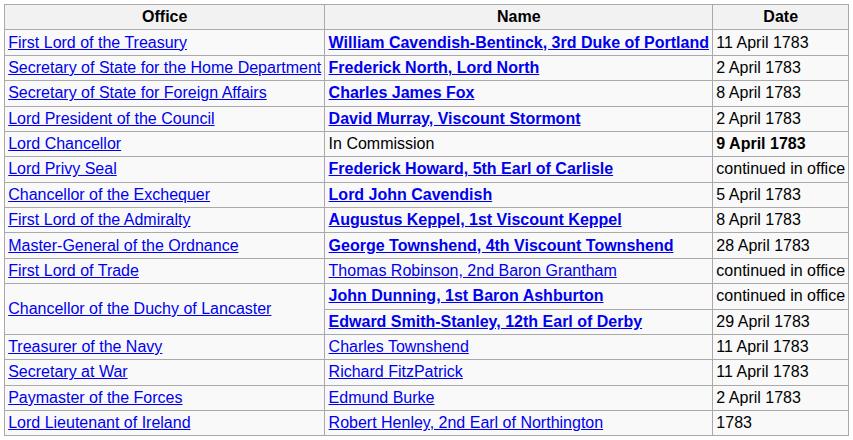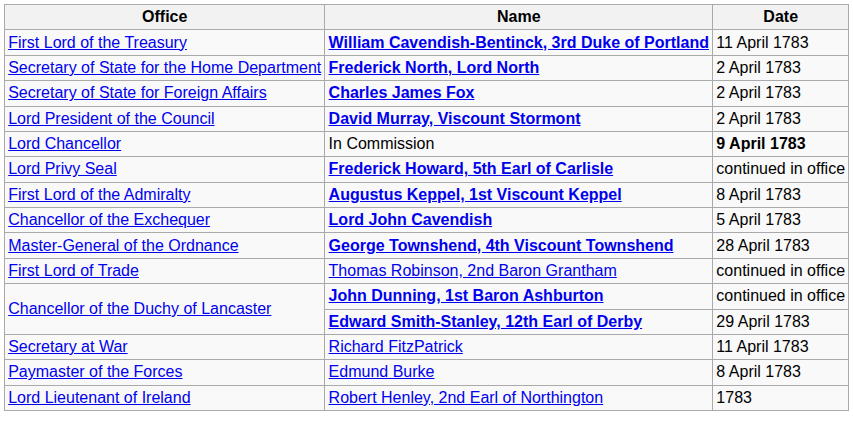(759, 93) 8 April 1783 -> (759, 93) 2 April 1783
rows swapped: (475, 220) <-> (410, 194)
- row: (399, 347)
(759, 397) 2 April 1783 -> (759, 372) 8 April 1783
